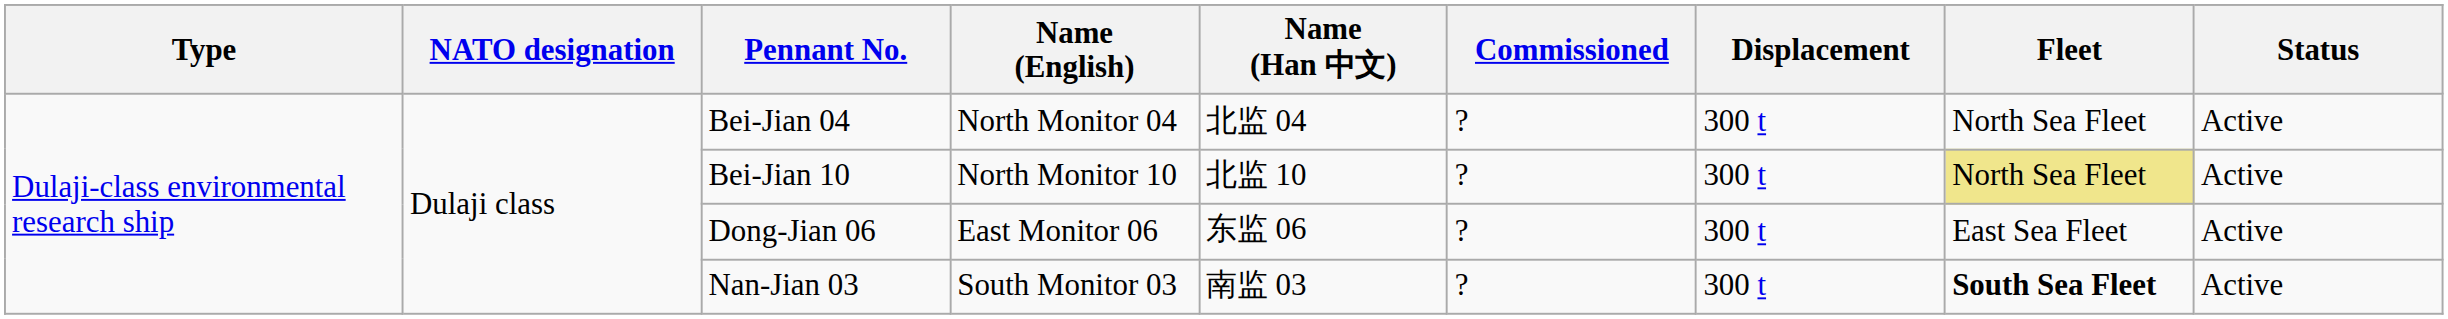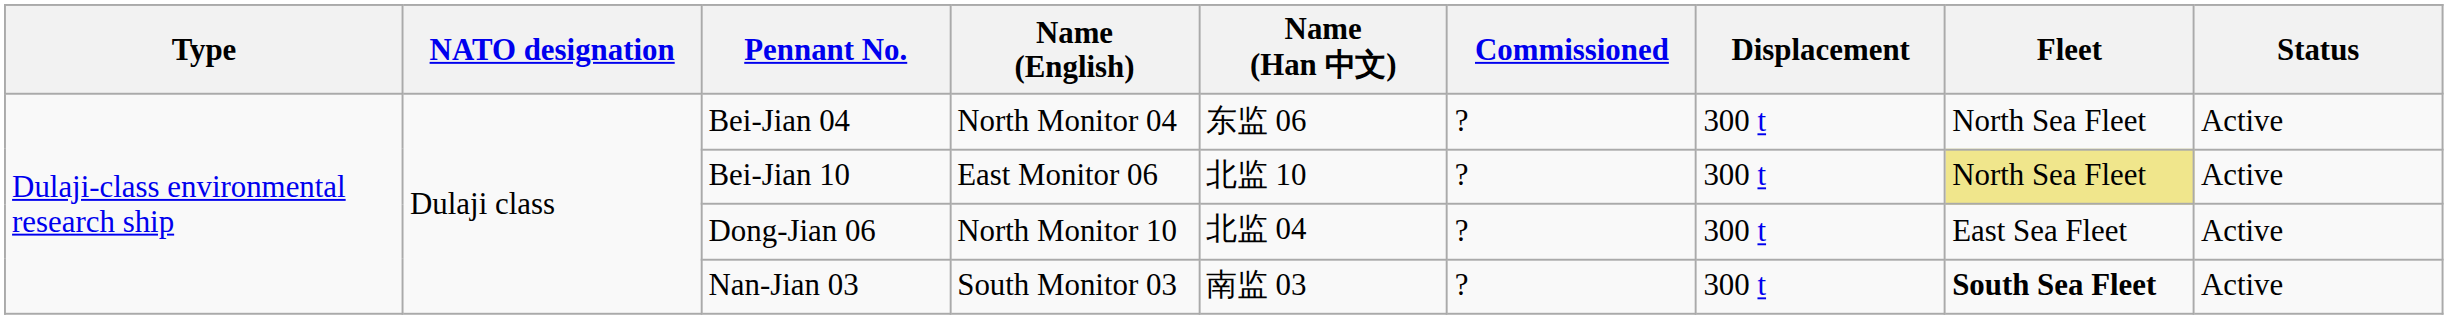(1256, 120) 北监 04 -> (1256, 120) 东监 06
(1067, 176) North Monitor 10 -> (1058, 176) East Monitor 06
(1058, 230) East Monitor 06 -> (1067, 230) North Monitor 10
(1256, 229) 东监 06 -> (1256, 229) 北监 04
